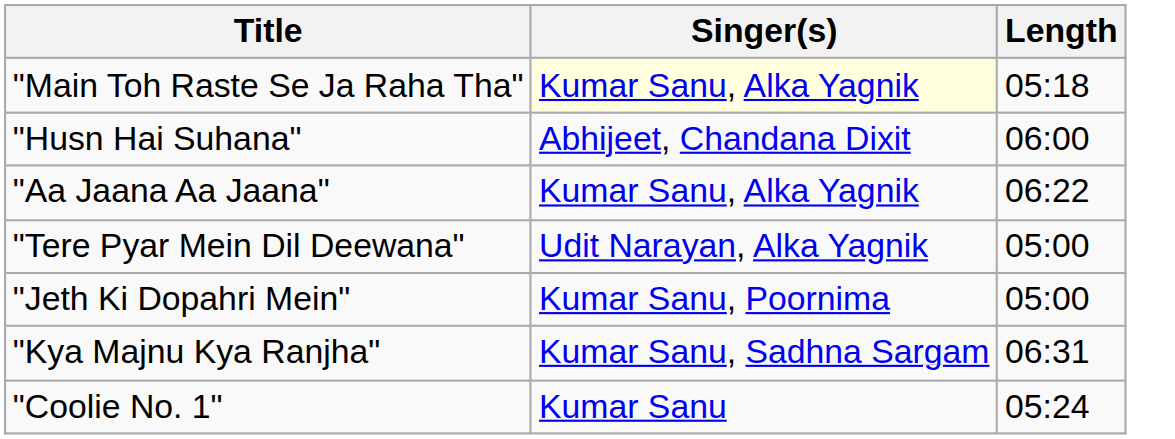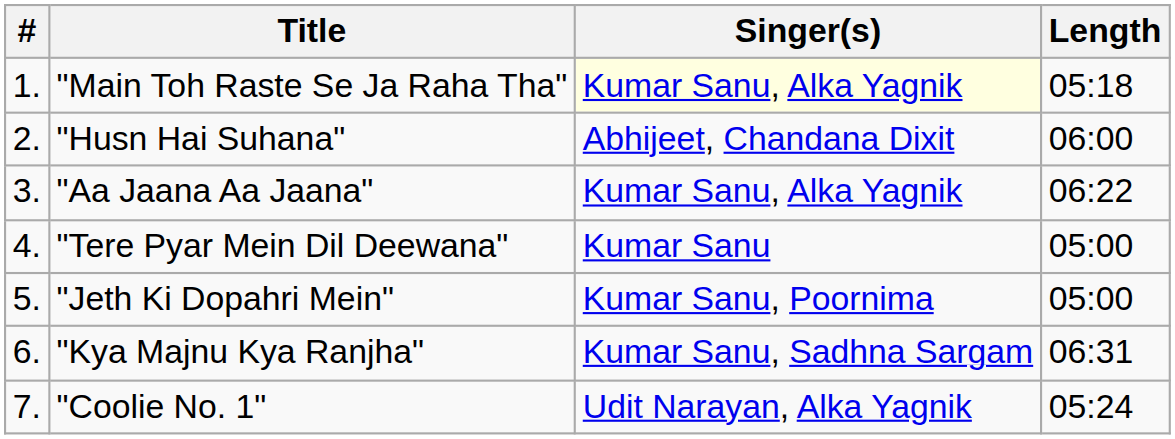+ column: (27, 31)
(734, 245) Udit Narayan, Alka Yagnik -> (677, 245) Kumar Sanu
(633, 406) Kumar Sanu -> (777, 406) Udit Narayan, Alka Yagnik
